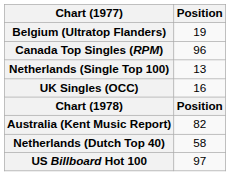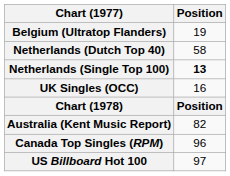rows swapped: (89, 143) <-> (89, 50)
(200, 69) normal -> (200, 69) bold
